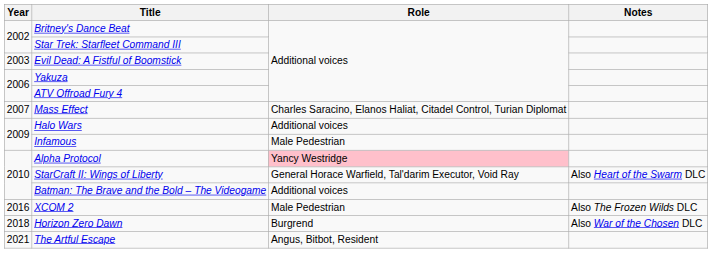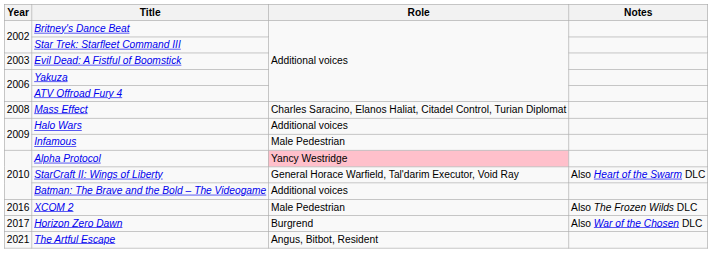(18, 110) 2007 -> (18, 110) 2008
(18, 223) 2018 -> (18, 223) 2017
